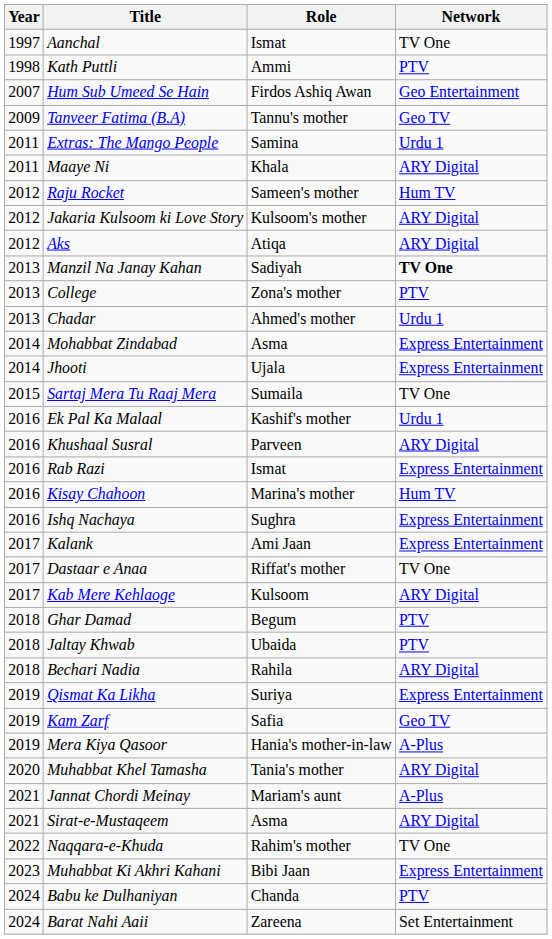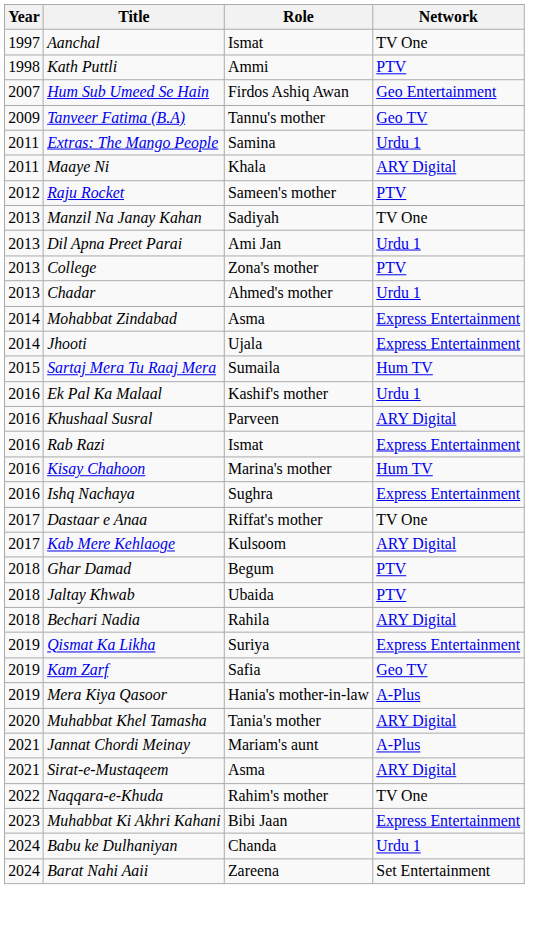(427, 192) Hum TV -> (391, 192) PTV
- row: (145, 218)
- row: (59, 243)
(426, 268) bold -> (402, 218) normal
+ row: (115, 243)
(425, 393) TV One -> (405, 368) Hum TV
- row: (70, 544)
(414, 896) PTV -> (399, 846) Urdu 1
